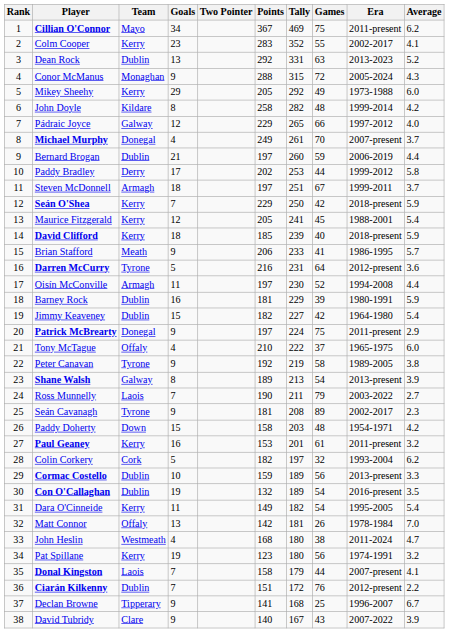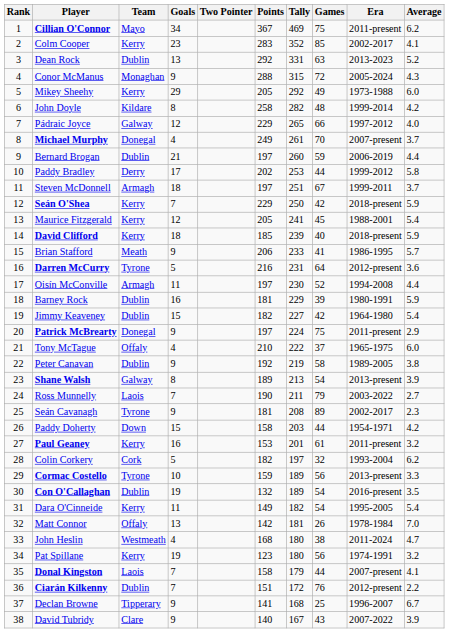(320, 44) 55 -> (320, 44) 85
(135, 364) Tyrone -> (135, 364) Dublin
(320, 428) 48 -> (320, 428) 44
(135, 476) Dublin -> (135, 476) Tyrone
